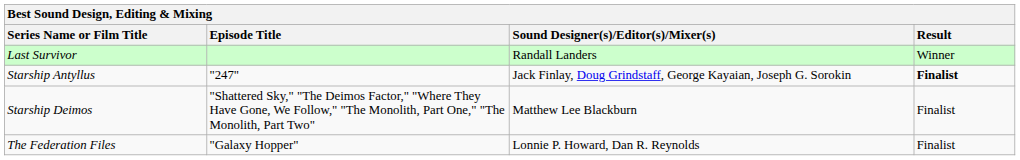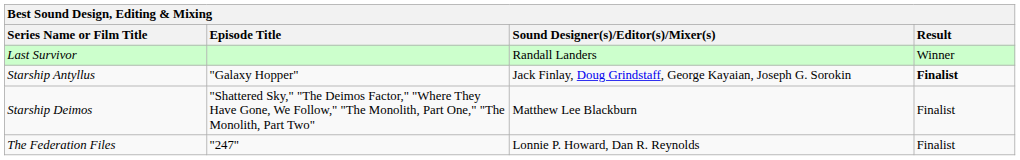(224, 75) "247" -> (254, 75) "Galaxy Hopper"
(254, 144) "Galaxy Hopper" -> (224, 144) "247"
